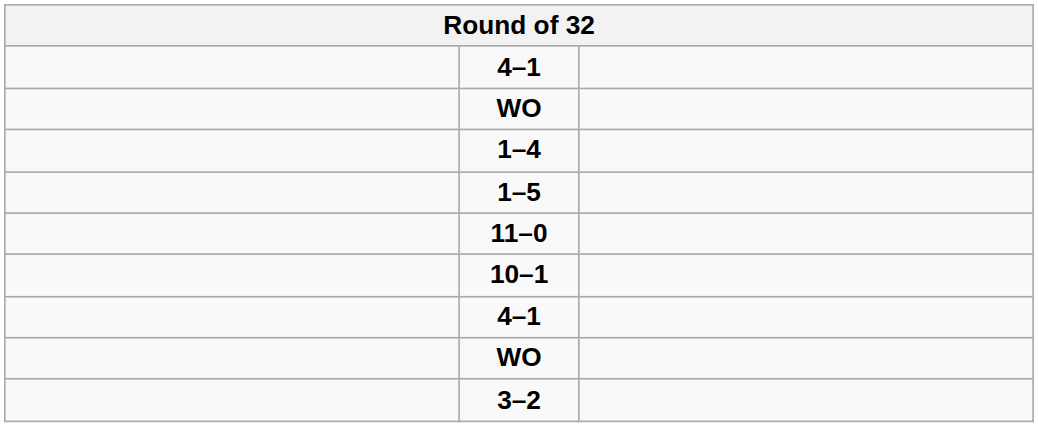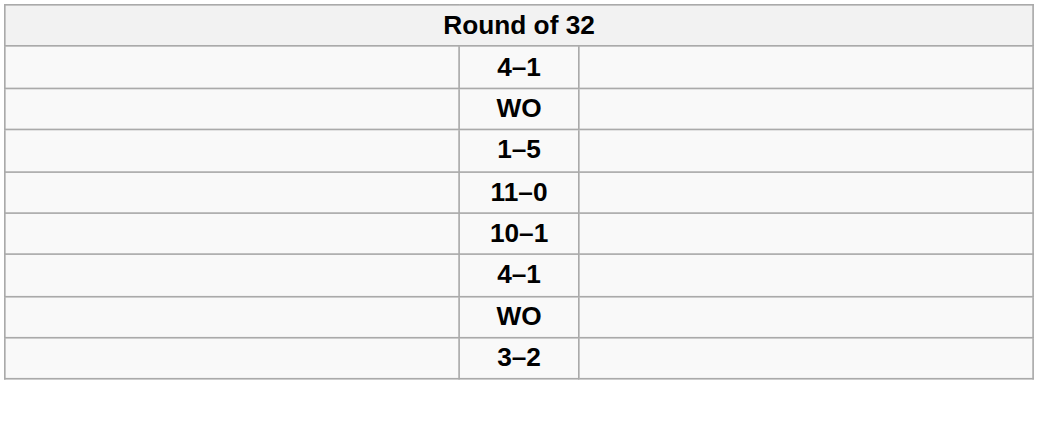- row: (232, 150)
